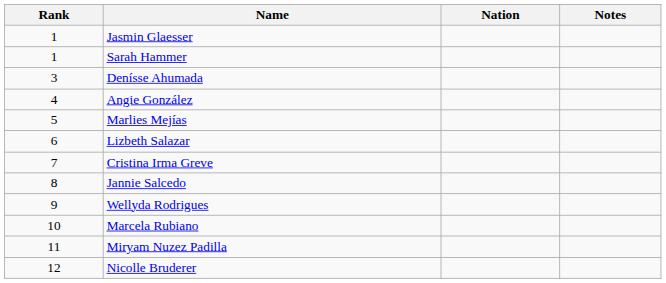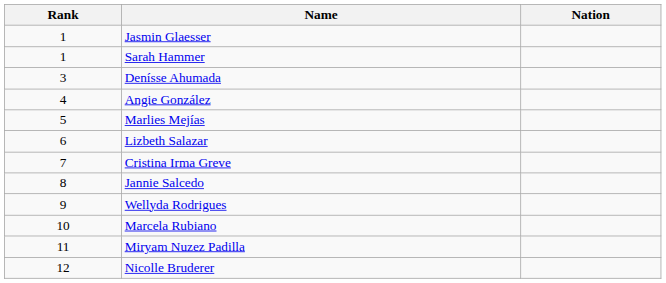- column: (610, 15)
